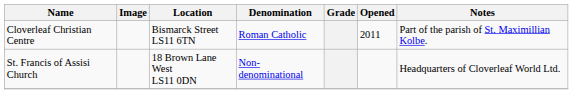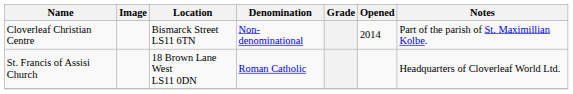(272, 35) Roman Catholic -> (271, 35) Non-denominational
(370, 35) 2011 -> (370, 35) 2014
(271, 69) Non-denominational -> (272, 69) Roman Catholic
